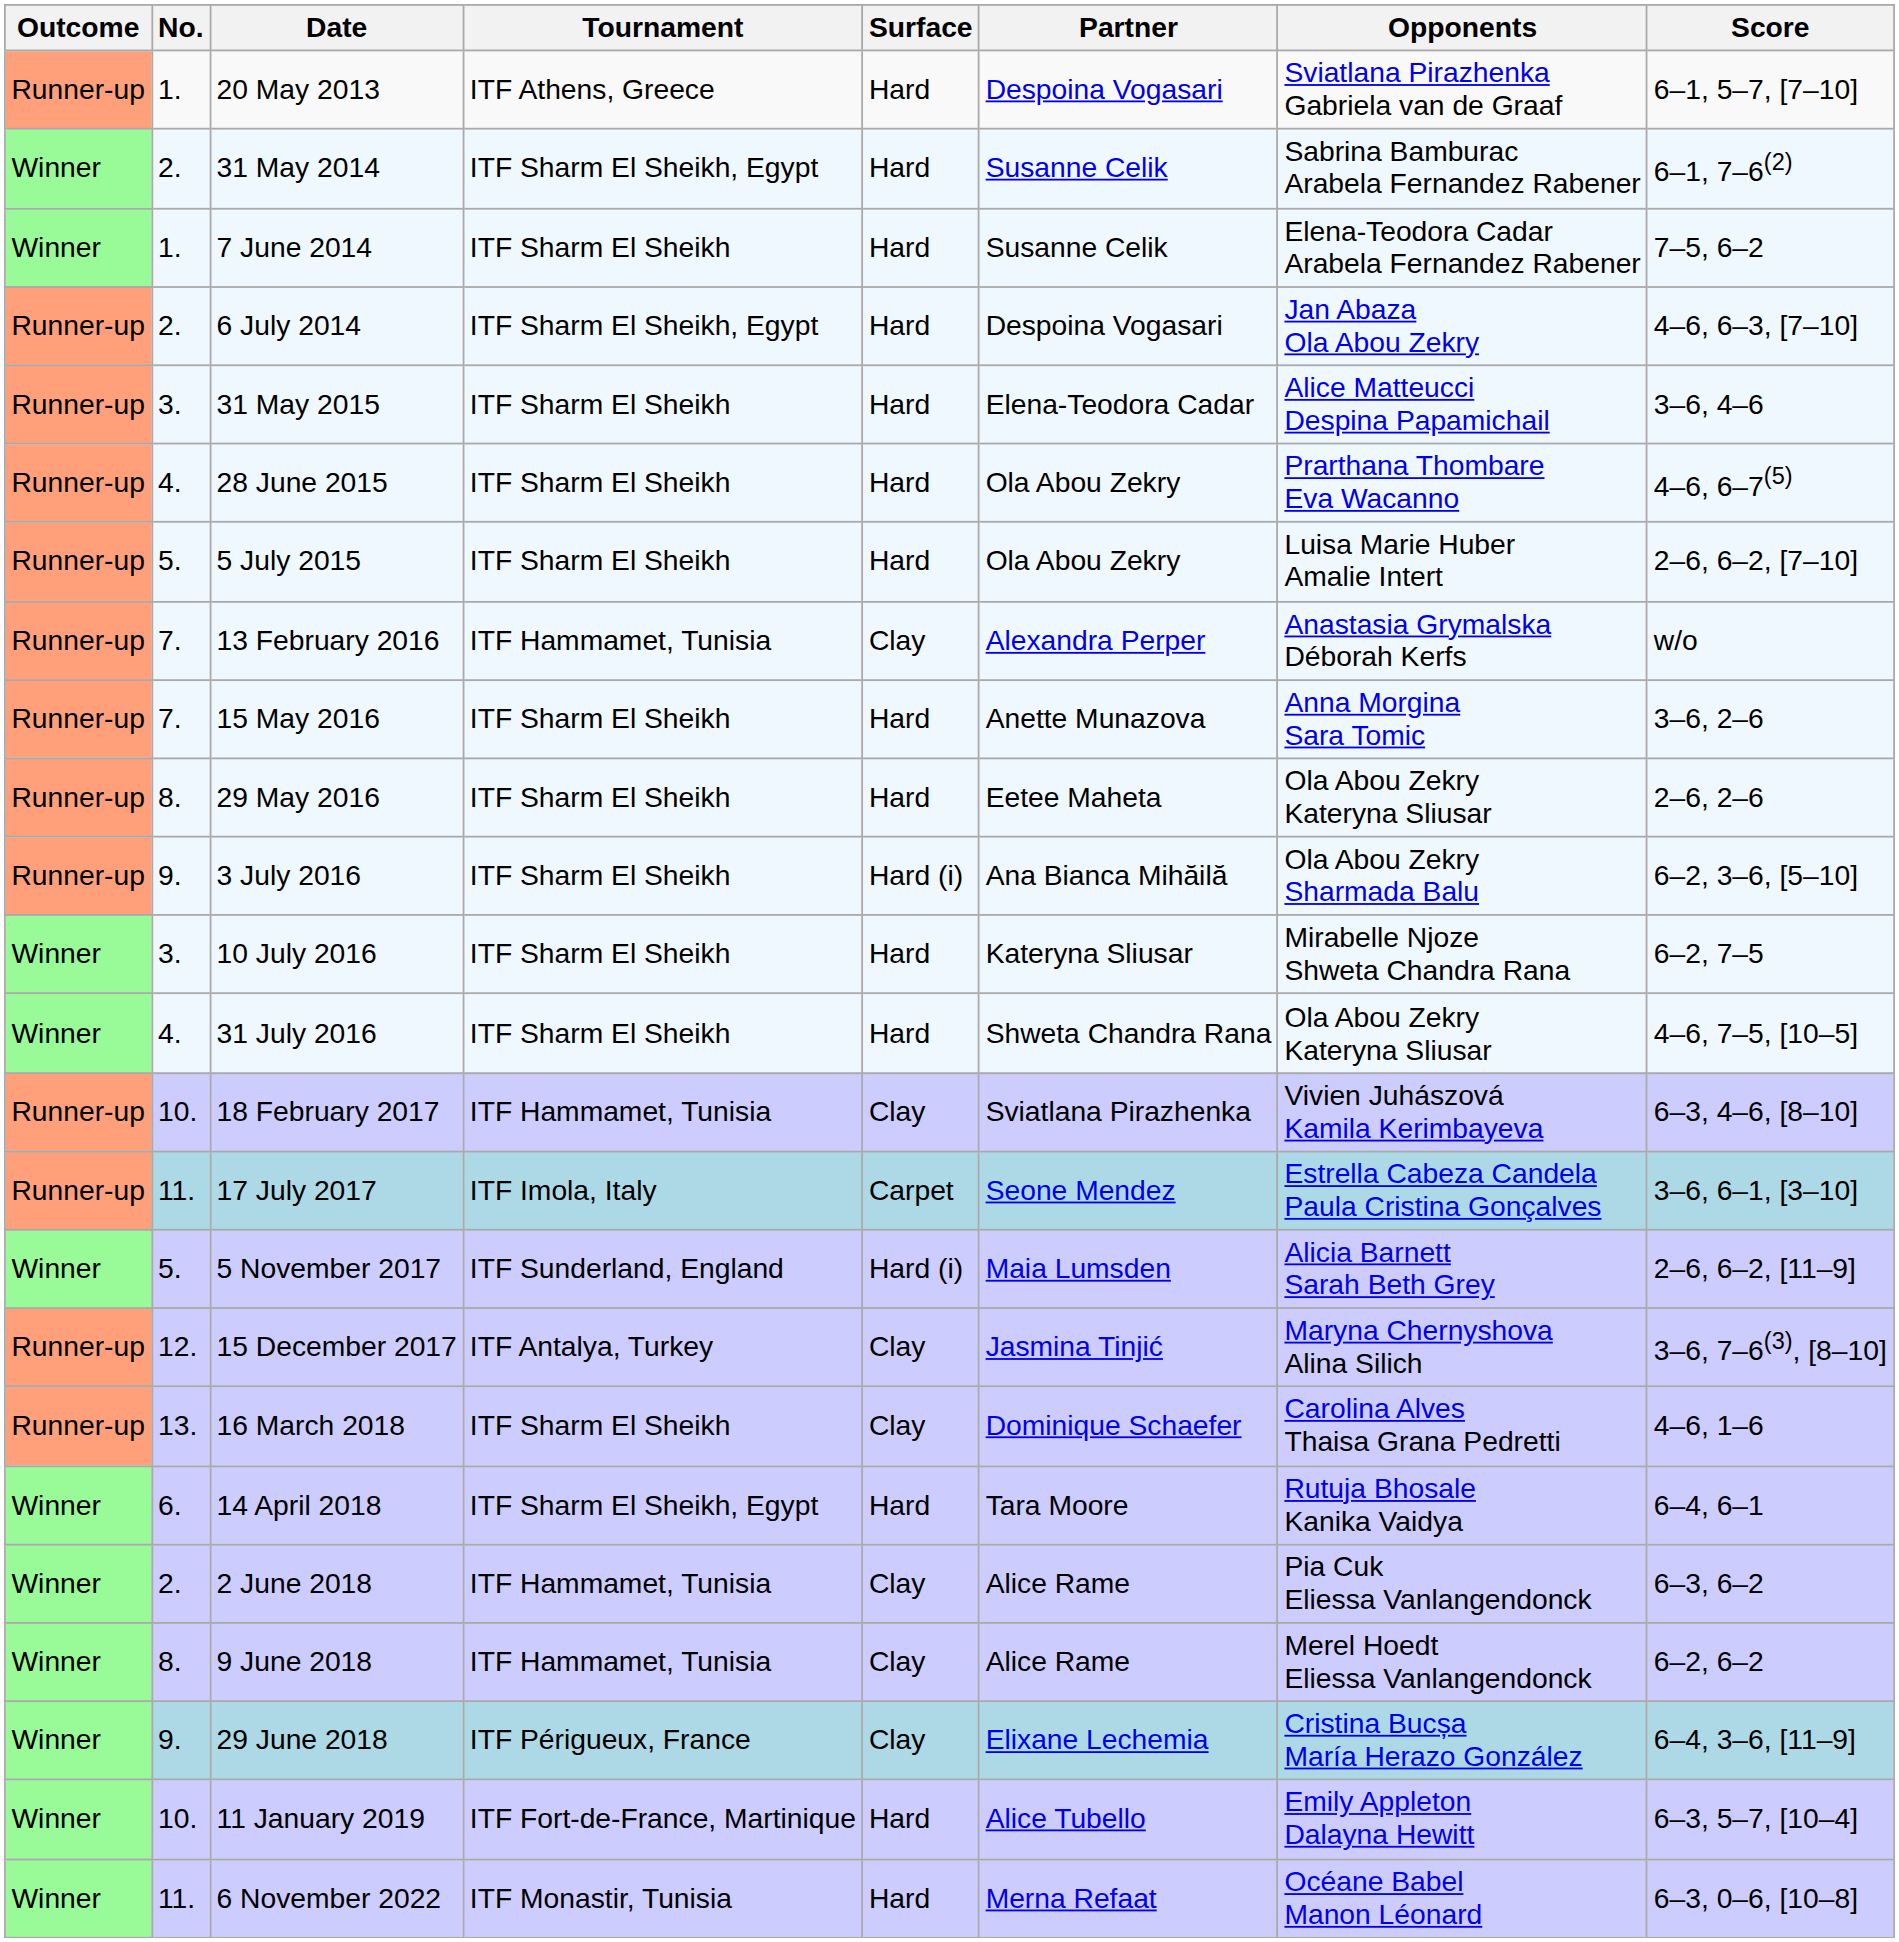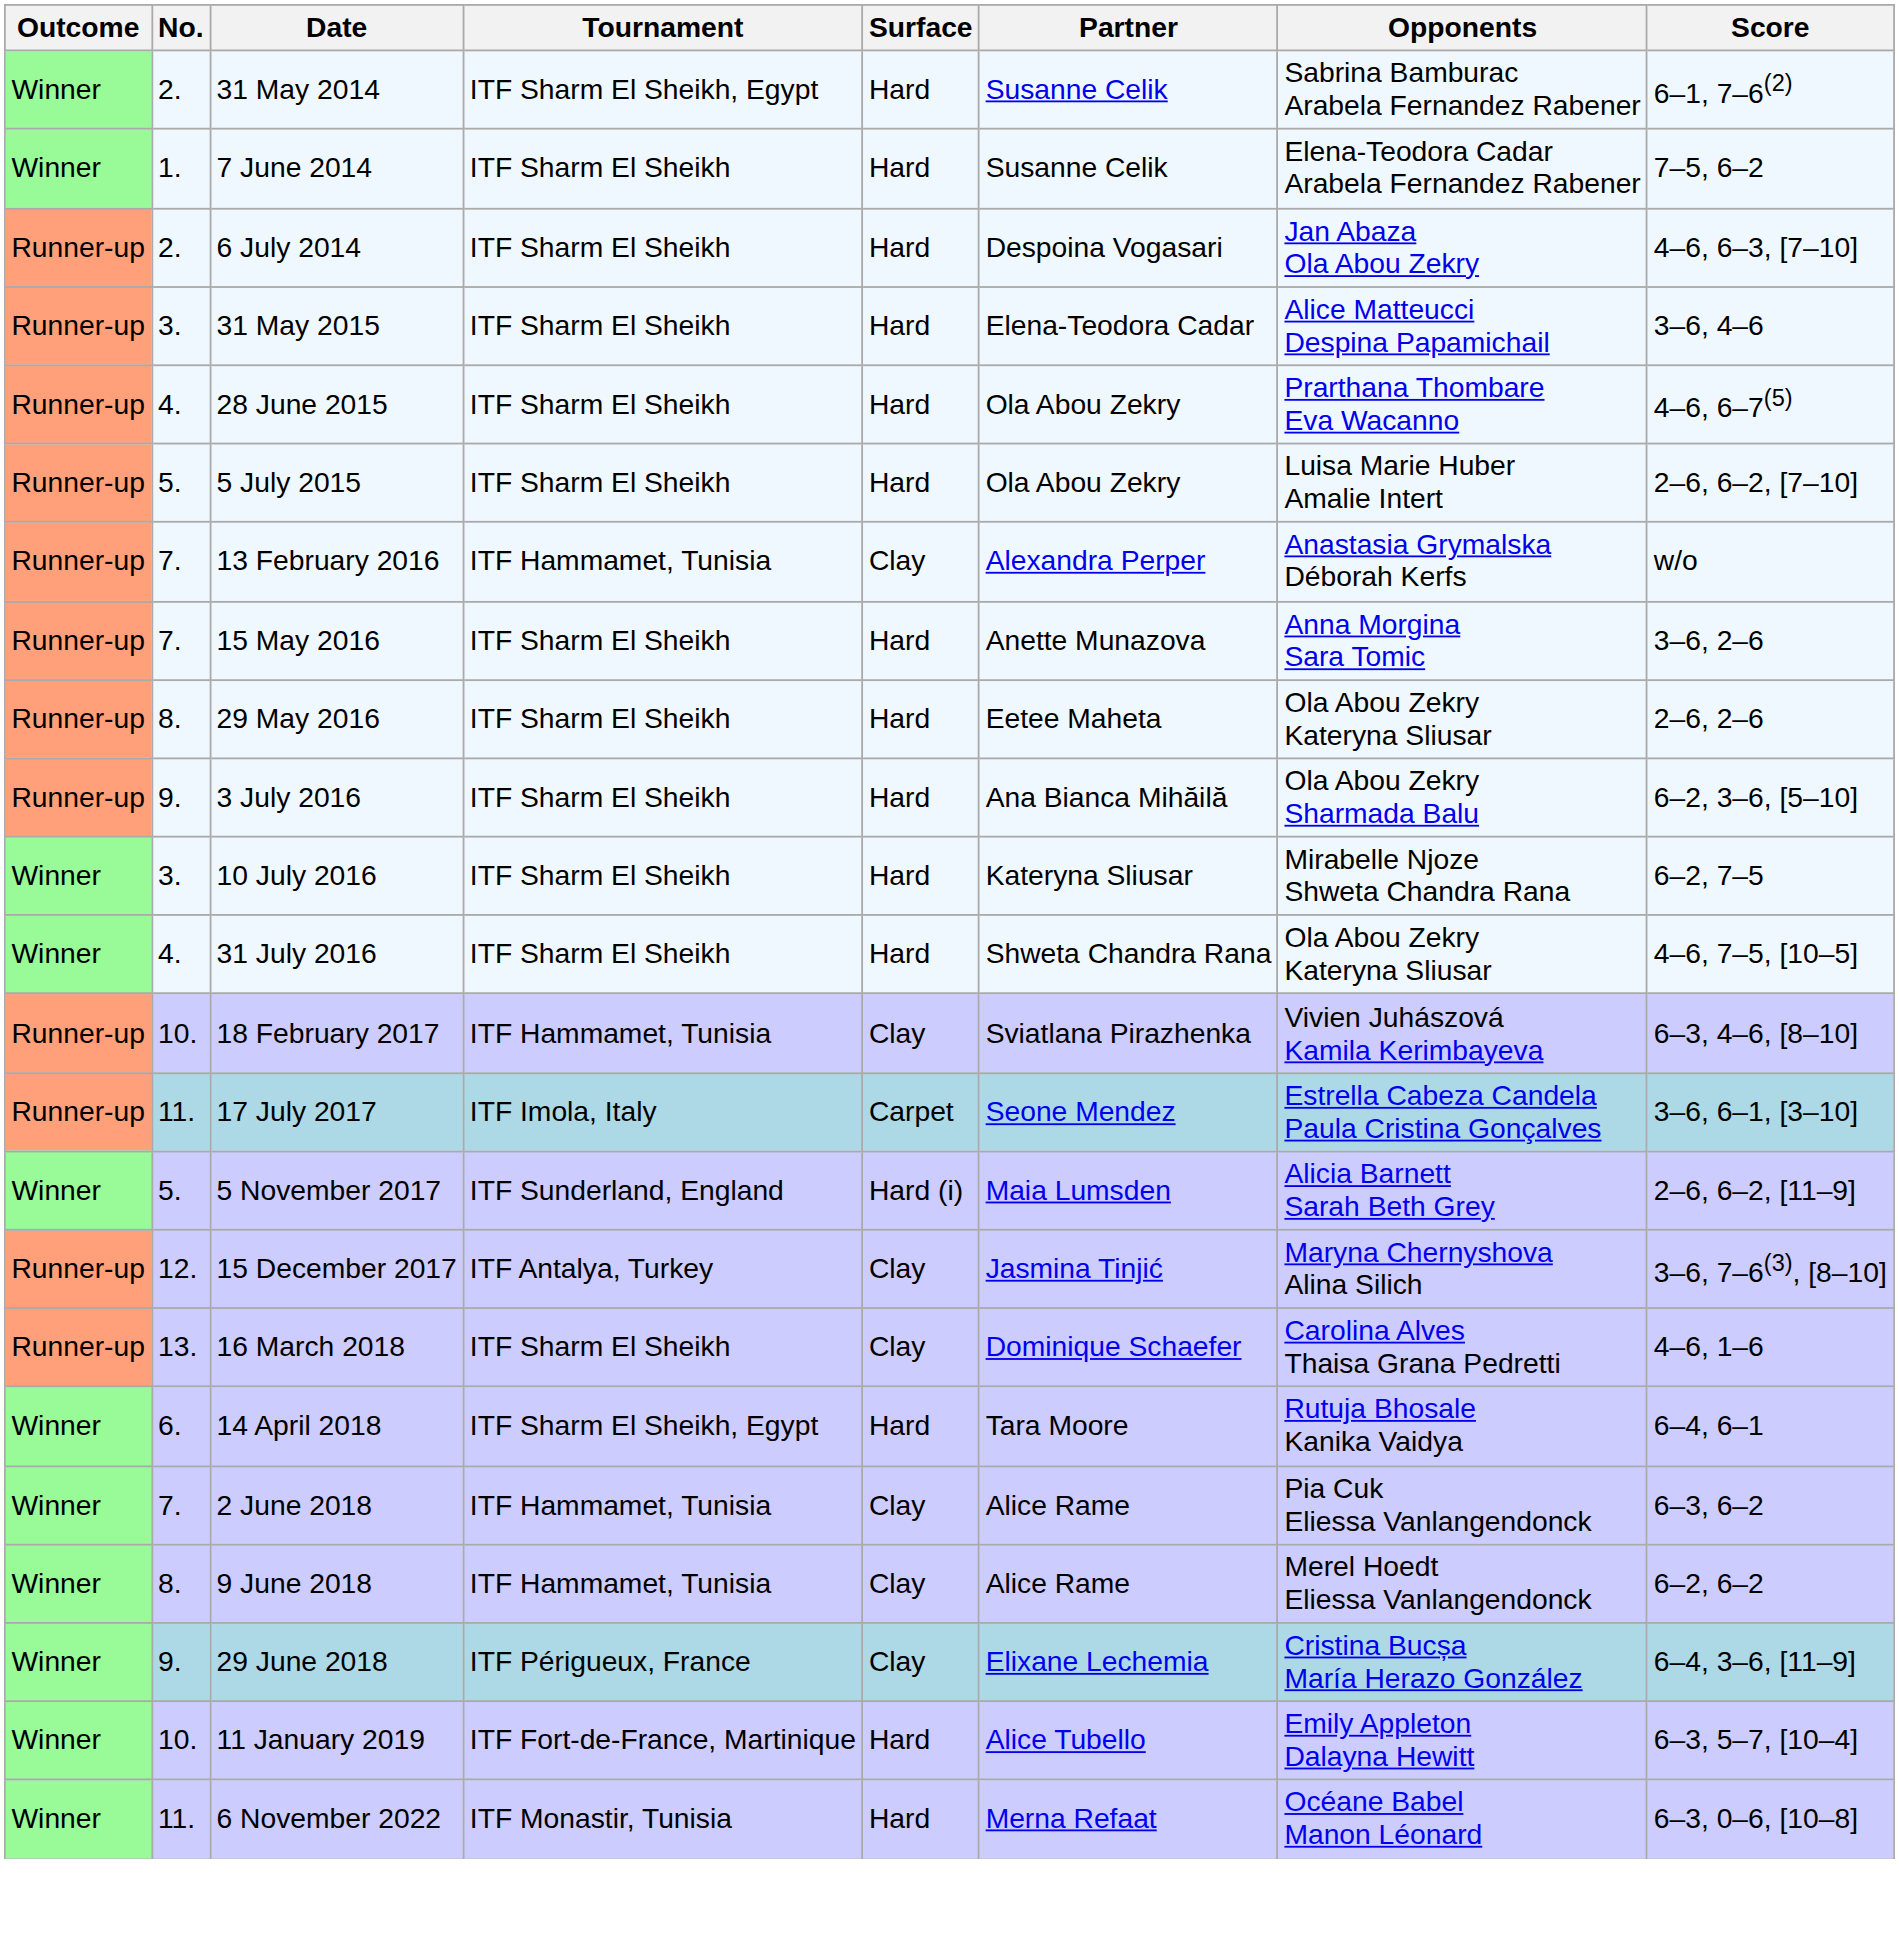- row: (298, 89)
(644, 324) ITF Sharm El Sheikh, Egypt -> (600, 246) ITF Sharm El Sheikh
(916, 875) Hard (i) -> (900, 796) Hard
(170, 1582) 2. -> (170, 1503) 7.
